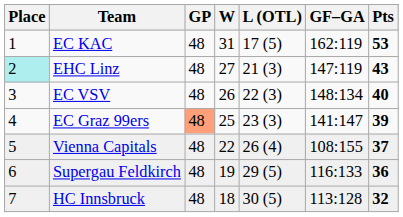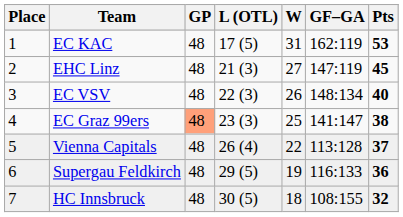columns swapped: (227, 17) <-> (272, 17)
(12, 69) paleturquoise background -> (12, 69) no background
(380, 69) 43 -> (380, 69) 45
(380, 120) 39 -> (380, 120) 38
(336, 146) 108:155 -> (336, 146) 113:128
(336, 198) 113:128 -> (336, 198) 108:155
